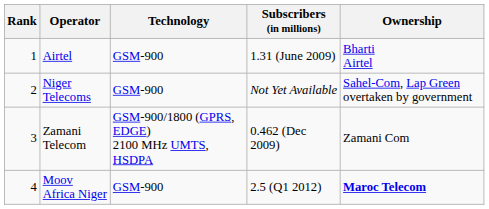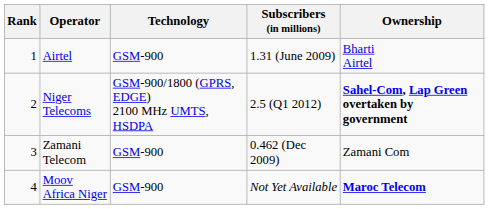(138, 90) GSM-900 -> (174, 104) GSM-900/1800 (GPRS, EDGE) 2100 MHz UMTS, HSDPA
(294, 90) Not Yet Available -> (286, 104) 2.5 (Q1 2012)
(408, 90) normal -> (405, 104) bold
(174, 138) GSM-900/1800 (GPRS, EDGE) 2100 MHz UMTS, HSDPA -> (138, 152) GSM-900
(286, 187) 2.5 (Q1 2012) -> (293, 187) Not Yet Available
